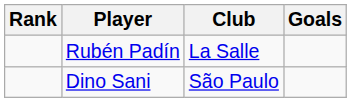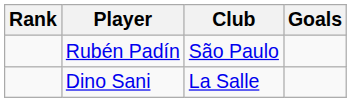(224, 50) La Salle -> (234, 50) São Paulo
(234, 81) São Paulo -> (224, 81) La Salle
